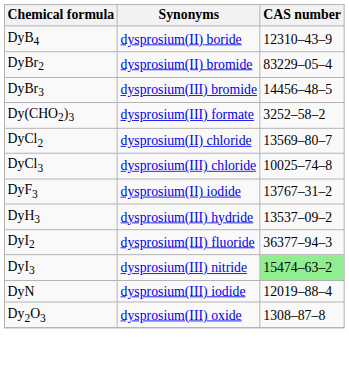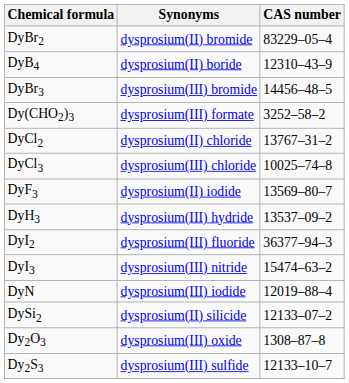rows swapped: (23, 39) <-> (26, 64)
(298, 140) 13569–80–7 -> (298, 140) 13767–31–2
(298, 191) 13767–31–2 -> (298, 191) 13569–80–7
(298, 267) lightgreen background -> (298, 267) no background
+ row: (25, 315)
+ row: (26, 365)
